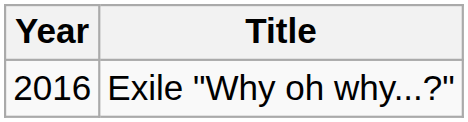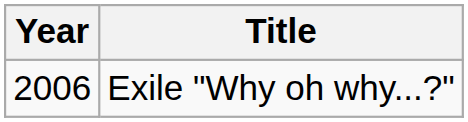(52, 87) 2016 -> (52, 87) 2006
